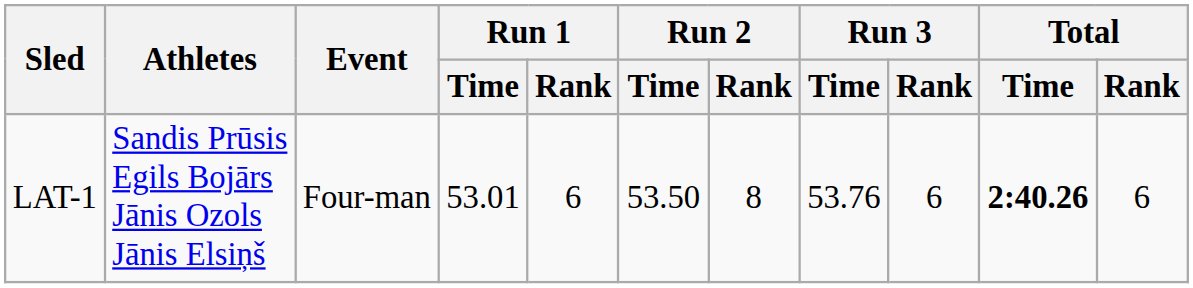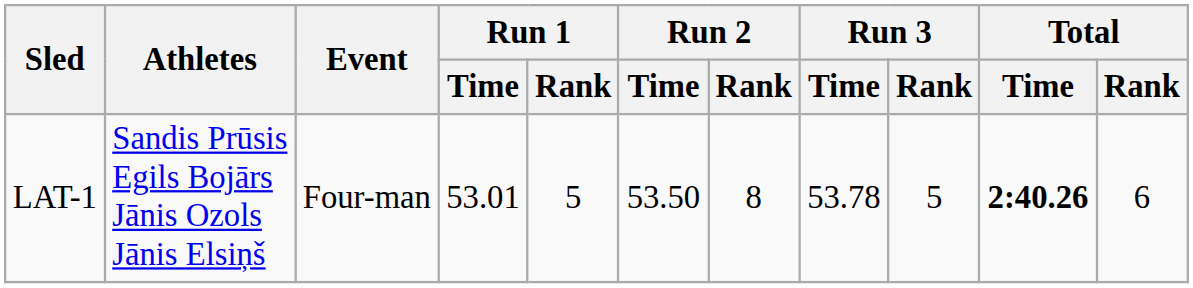(573, 197) 6 -> (573, 197) 5
(844, 197) 53.76 -> (844, 197) 53.78
(934, 197) 6 -> (934, 197) 5
